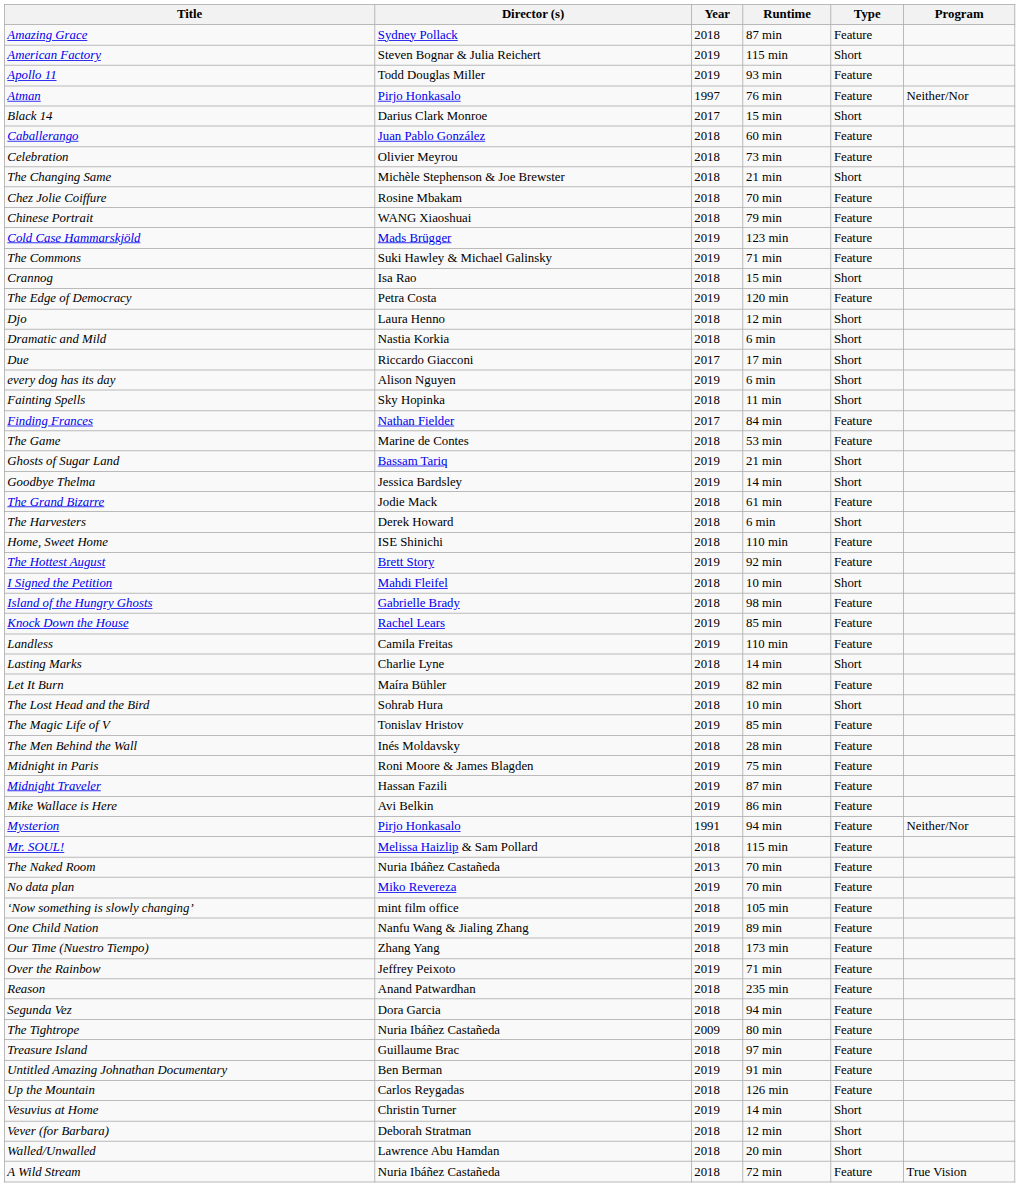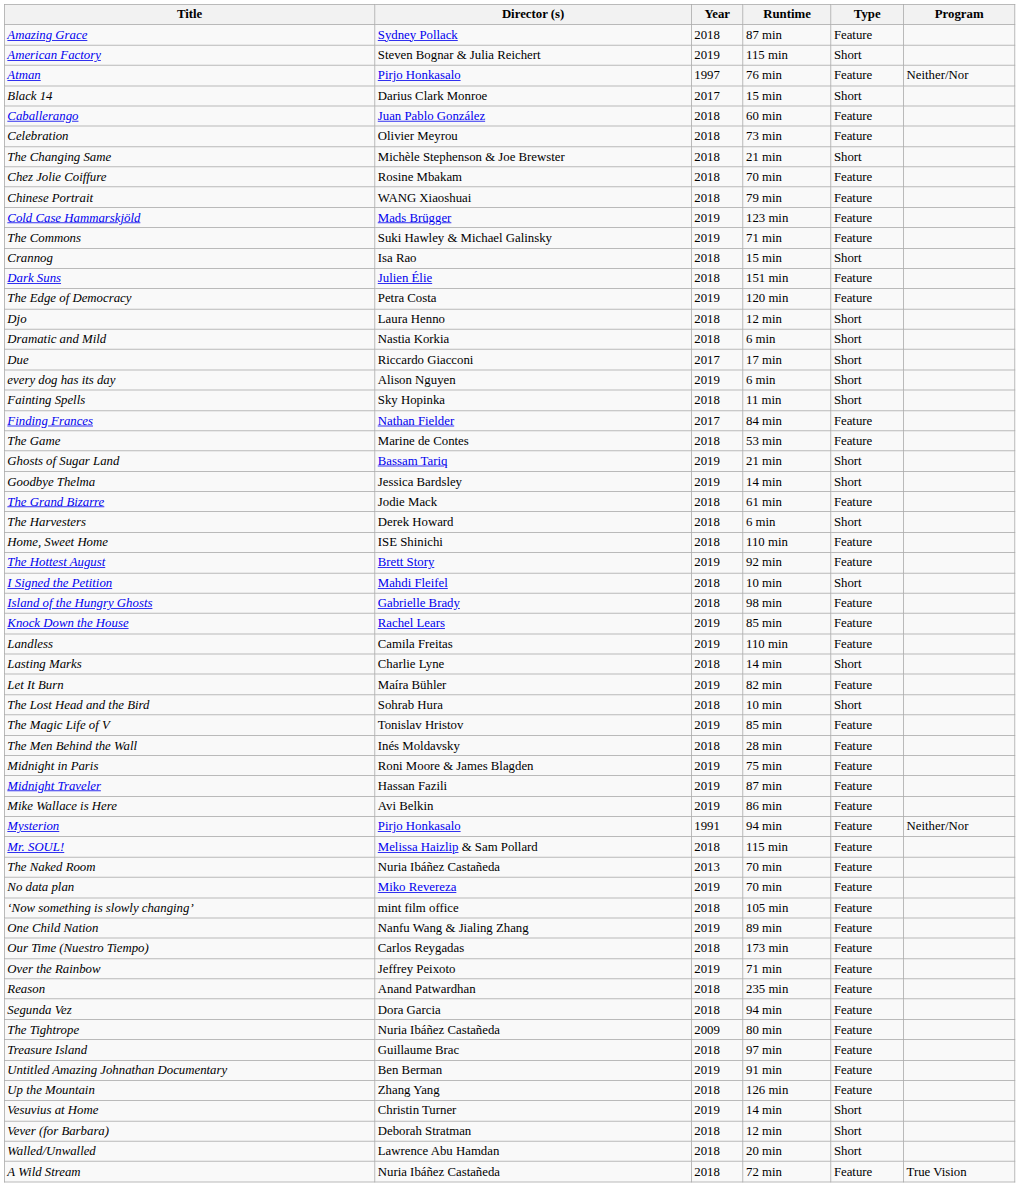- row: (32, 75)
+ row: (34, 278)
(409, 948) Zhang Yang -> (421, 948) Carlos Reygadas
(421, 1090) Carlos Reygadas -> (409, 1090) Zhang Yang
